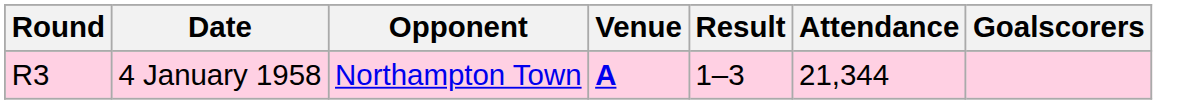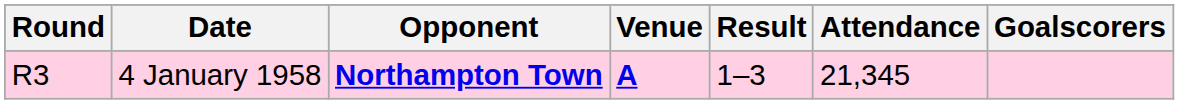(458, 74) normal -> (469, 74) bold
(844, 74) 21,344 -> (865, 74) 21,345
